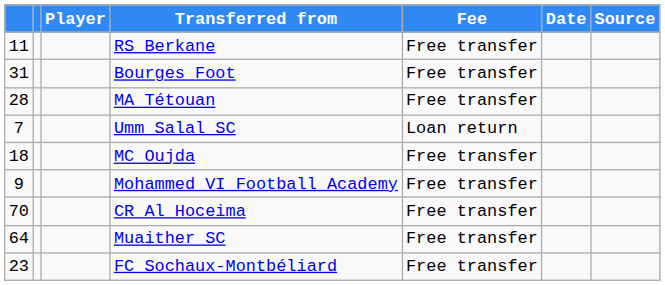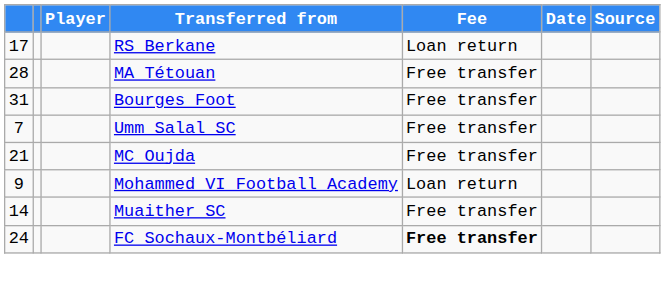(19, 46) 11 -> (19, 46) 17
(472, 46) Free transfer -> (462, 46) Loan return
rows swapped: (165, 101) <-> (175, 74)
(462, 129) Loan return -> (472, 129) Free transfer
(19, 156) 18 -> (19, 156) 21
(472, 184) Free transfer -> (462, 184) Loan return
- row: (180, 211)
(19, 239) 64 -> (19, 211) 14
(19, 266) 23 -> (19, 239) 24
(472, 266) normal -> (472, 239) bold
